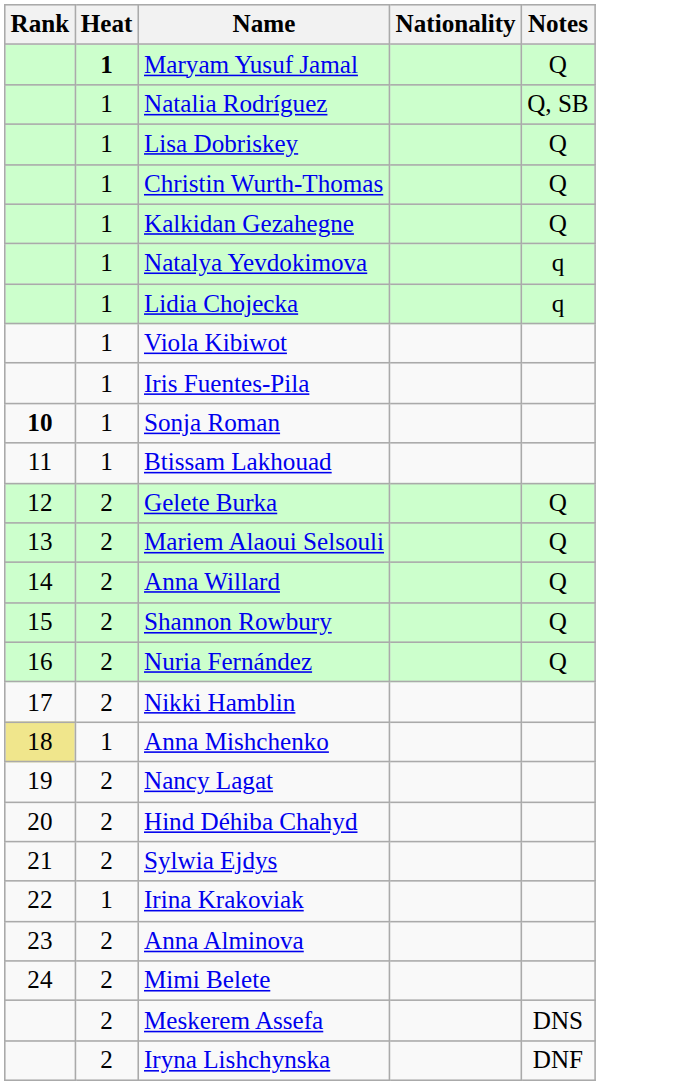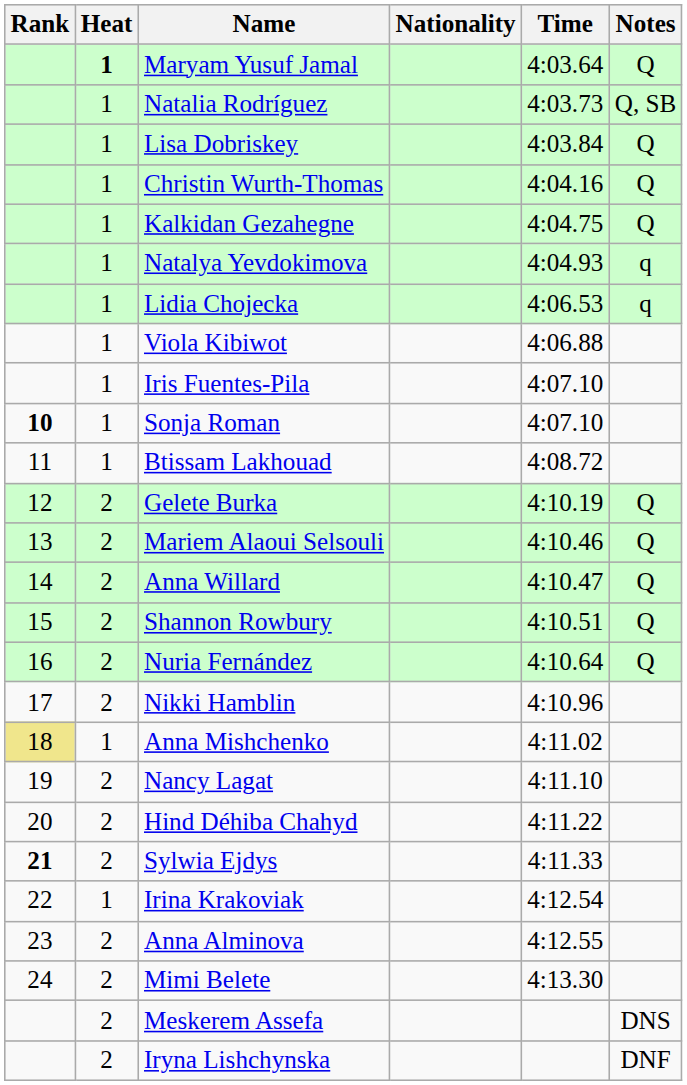+ column: (565, 24)
(40, 861) normal -> (40, 861) bold
